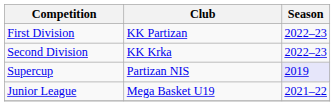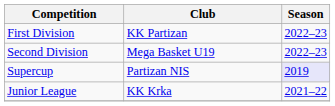(149, 52) KK Krka -> (171, 52) Mega Basket U19
(171, 91) Mega Basket U19 -> (149, 91) KK Krka
